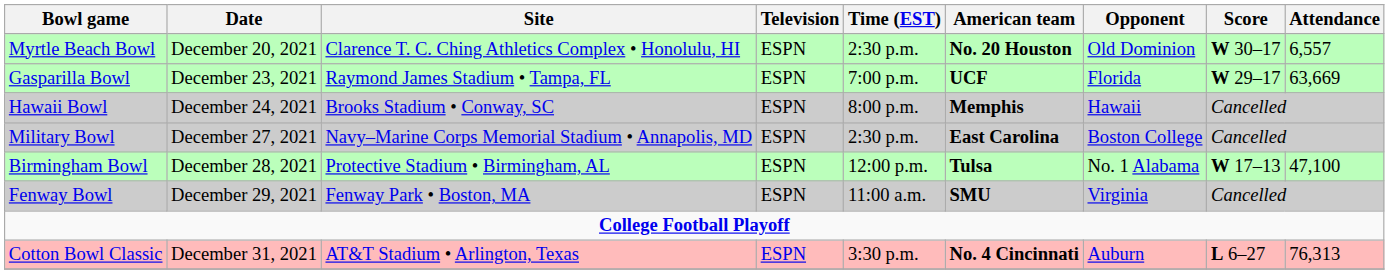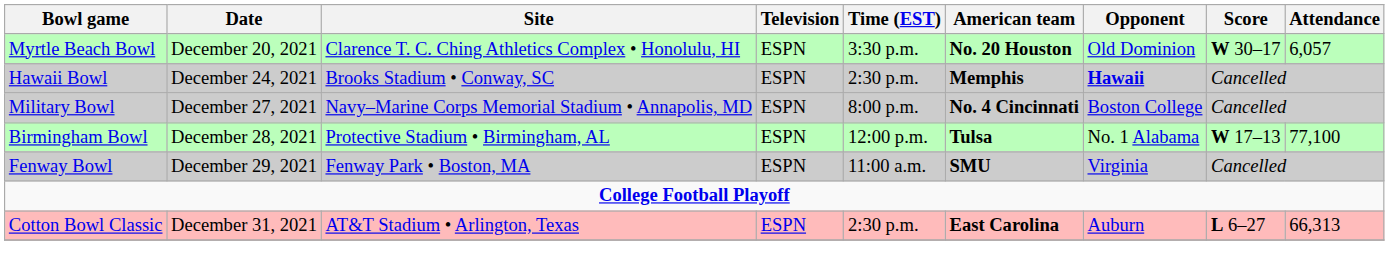(883, 48) 2:30 p.m. -> (883, 48) 3:30 p.m.
(1310, 48) 6,557 -> (1310, 48) 6,057
- row: (69, 78)
(883, 107) 8:00 p.m. -> (883, 78) 2:30 p.m.
(1114, 107) normal -> (1116, 78) bold
(883, 136) 2:30 p.m. -> (883, 107) 8:00 p.m.
(1004, 136) East Carolina -> (1014, 107) No. 4 Cincinnati
(1315, 166) 47,100 -> (1315, 136) 77,100
(883, 254) 3:30 p.m. -> (883, 225) 2:30 p.m.
(1014, 254) No. 4 Cincinnati -> (1004, 225) East Carolina
(1315, 254) 76,313 -> (1315, 225) 66,313
